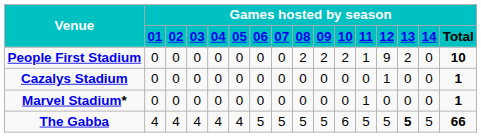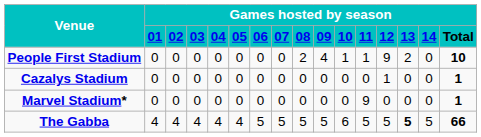(324, 57) 2 -> (324, 57) 4
(345, 57) 2 -> (345, 57) 1
(366, 100) 1 -> (366, 100) 9
